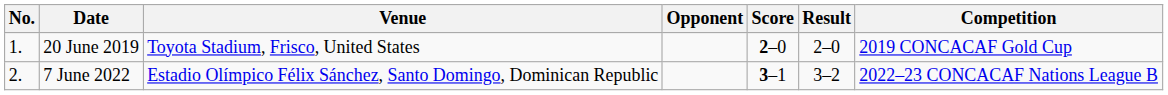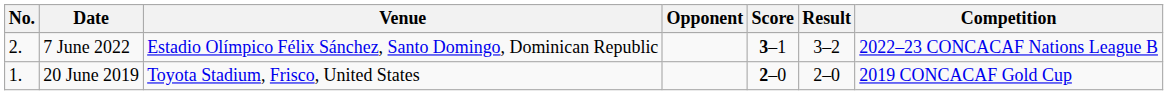rows swapped: (91, 47) <-> (87, 75)
